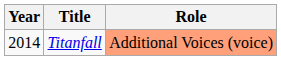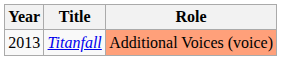(24, 42) 2014 -> (24, 42) 2013
